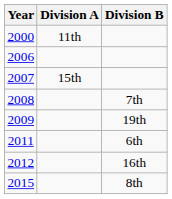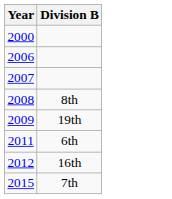- column: (69, 15)
(134, 99) 7th -> (69, 99) 8th
(134, 183) 8th -> (69, 183) 7th
